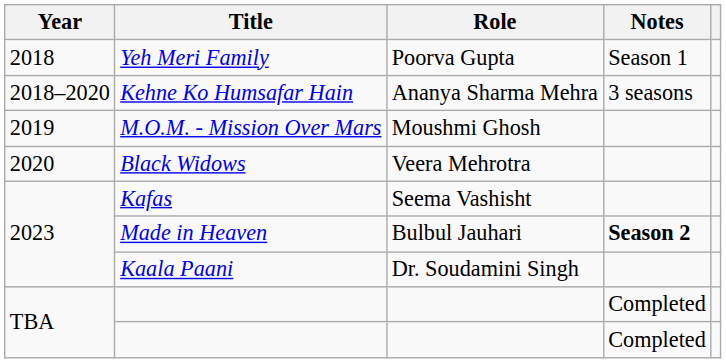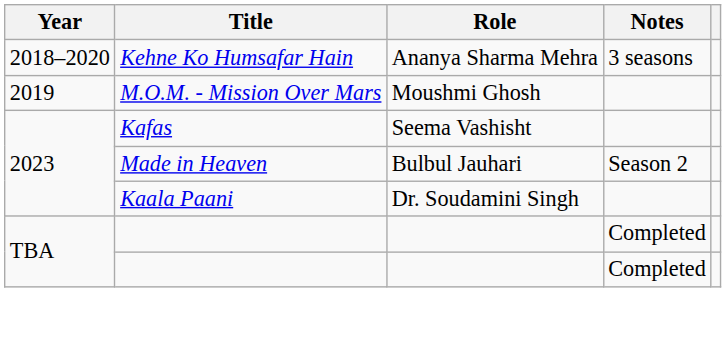- row: (194, 57)
- row: (183, 163)
(649, 233) bold -> (648, 163) normal
